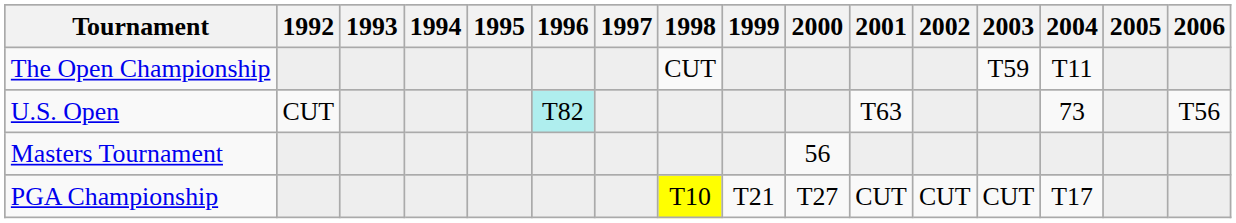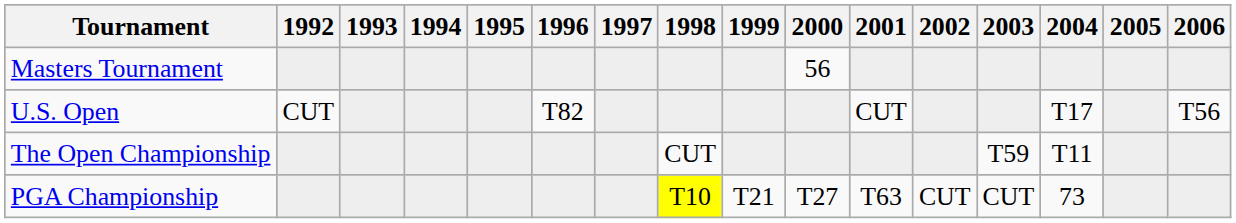rows swapped: (117, 153) <-> (141, 68)
(563, 111) paleturquoise background -> (563, 111) no background
(881, 111) T63 -> (881, 111) CUT
(1072, 111) 73 -> (1072, 111) T17
(881, 196) CUT -> (881, 196) T63
(1072, 196) T17 -> (1072, 196) 73
